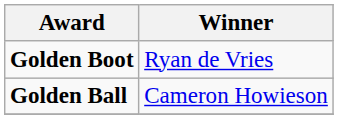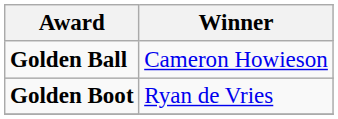rows swapped: (69, 95) <-> (72, 59)
